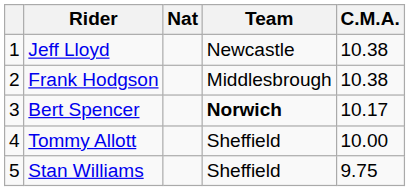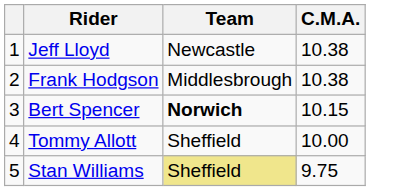- column: (183, 19)
(364, 110) 10.17 -> (325, 110) 10.15
(244, 170) no background -> (204, 170) khaki background
